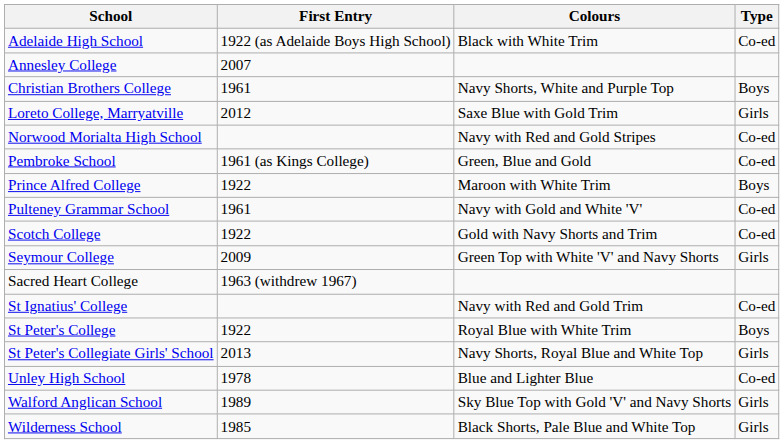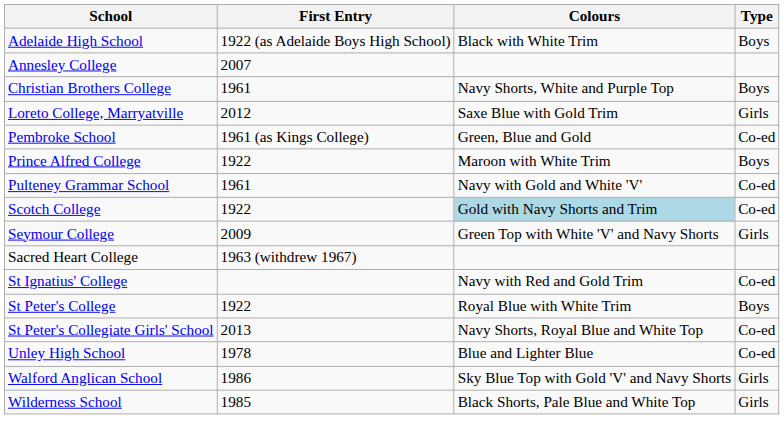(757, 40) Co-ed -> (754, 40) Boys
- row: (105, 137)
(558, 233) no background -> (558, 209) lightblue background
(753, 354) Girls -> (757, 329) Co-ed
(236, 402) 1989 -> (236, 378) 1986
